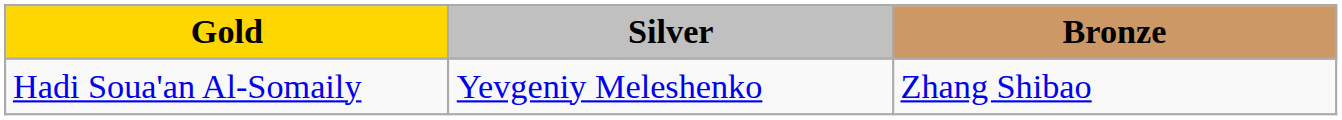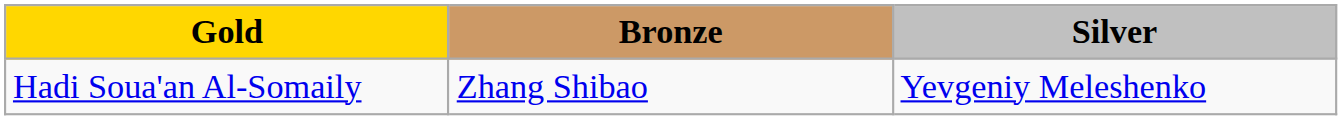columns swapped: (671, 31) <-> (1115, 31)
